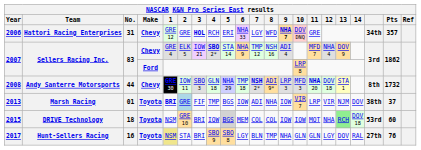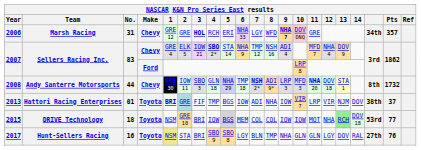(73, 33) Hattori Racing Enterprises -> (73, 33) Marsh Racing
(73, 102) Marsh Racing -> (73, 102) Hattori Racing Enterprises
(392, 119) 60 -> (392, 119) 77
